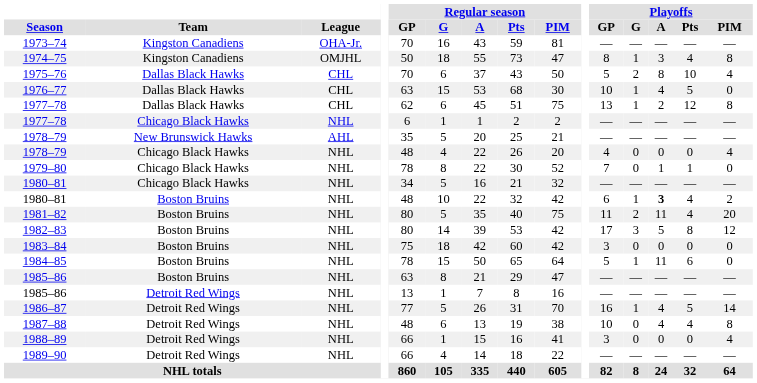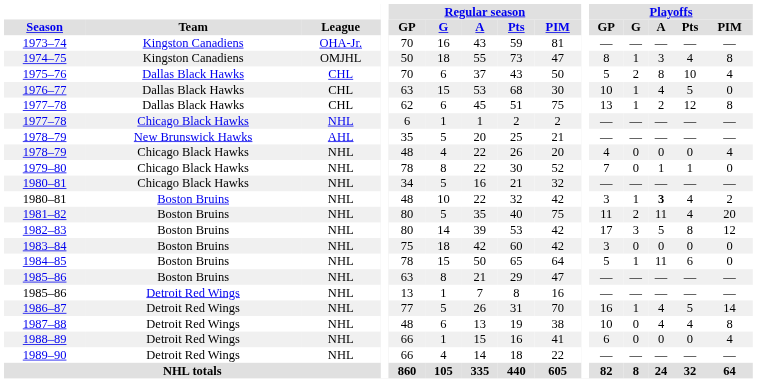(606, 199) 6 -> (606, 199) 3
(606, 339) 3 -> (606, 339) 6
